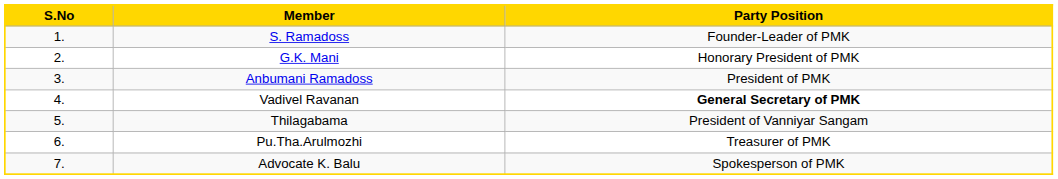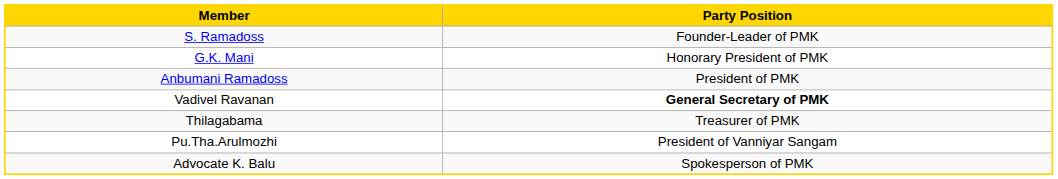- column: (59, 15)
(779, 121) President of Vanniyar Sangam -> (747, 121) Treasurer of PMK
(779, 142) Treasurer of PMK -> (747, 142) President of Vanniyar Sangam
